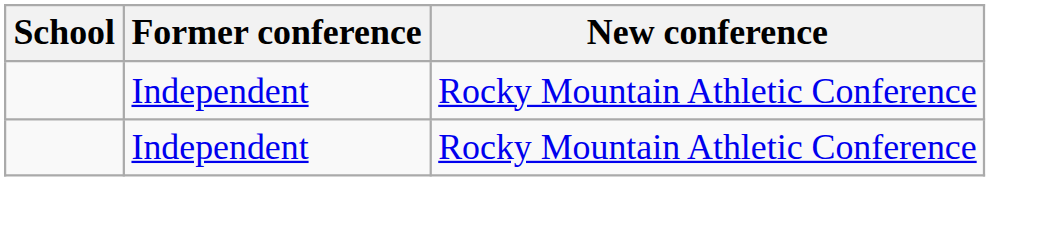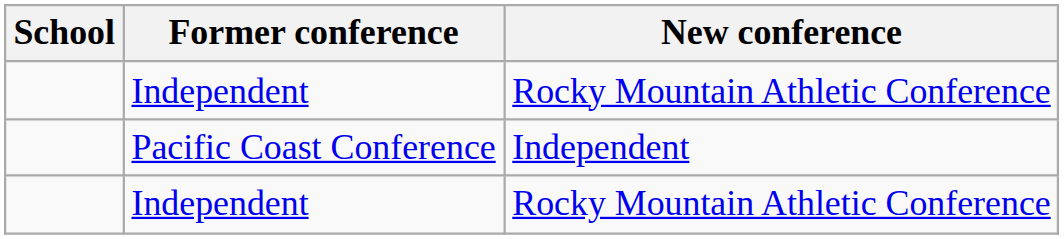+ row: (314, 146)
